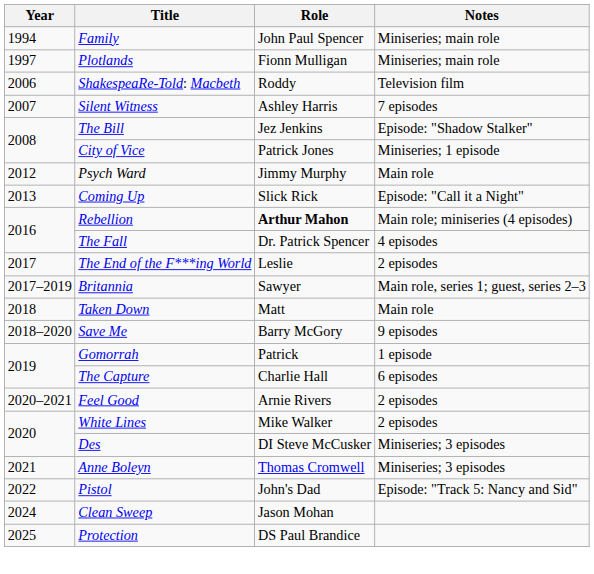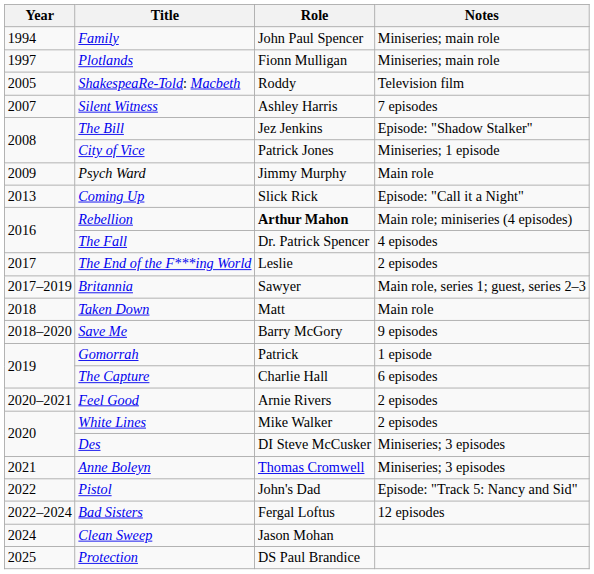(22, 83) 2006 -> (22, 83) 2005
(22, 173) 2012 -> (22, 173) 2009
+ row: (111, 512)
